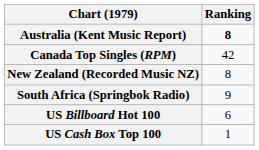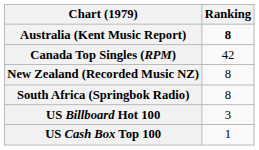(228, 94) 9 -> (228, 94) 8
(228, 114) 6 -> (228, 114) 3
